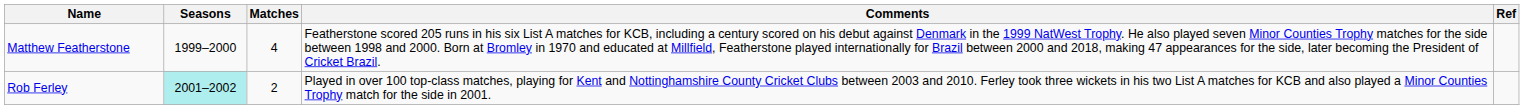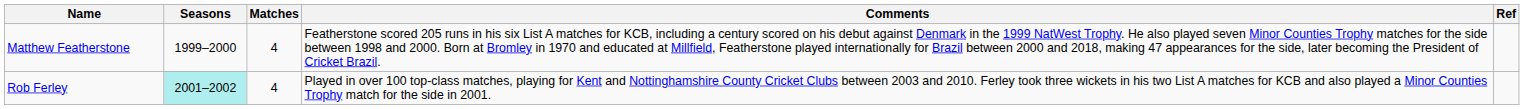(274, 87) 2 -> (274, 87) 4
